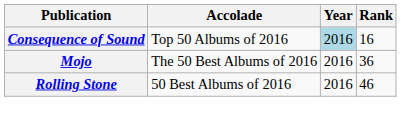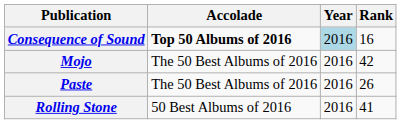(220, 38) normal -> (221, 38) bold
(367, 61) 36 -> (367, 61) 42
+ row: (76, 84)
(367, 84) 46 -> (367, 107) 41
